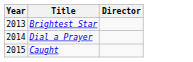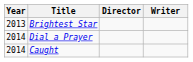+ column: (166, 11)
(16, 50) 2015 -> (16, 50) 2014
